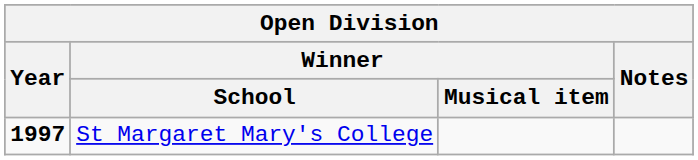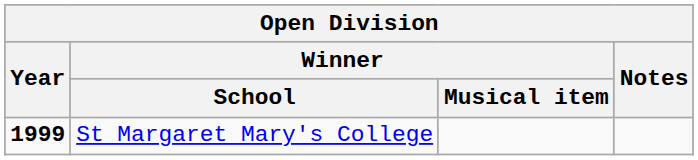(38, 135) 1997 -> (38, 135) 1999
